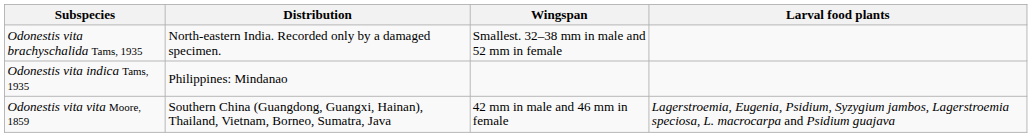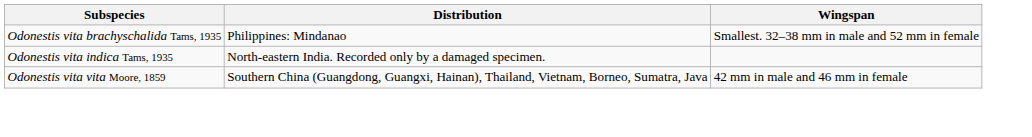- column: (838, 14)
(299, 43) North-eastern India. Recorded only by a damaged specimen. -> (287, 35) Philippines: Mindanao
(228, 78) Philippines: Mindanao -> (386, 56) North-eastern India. Recorded only by a damaged specimen.
